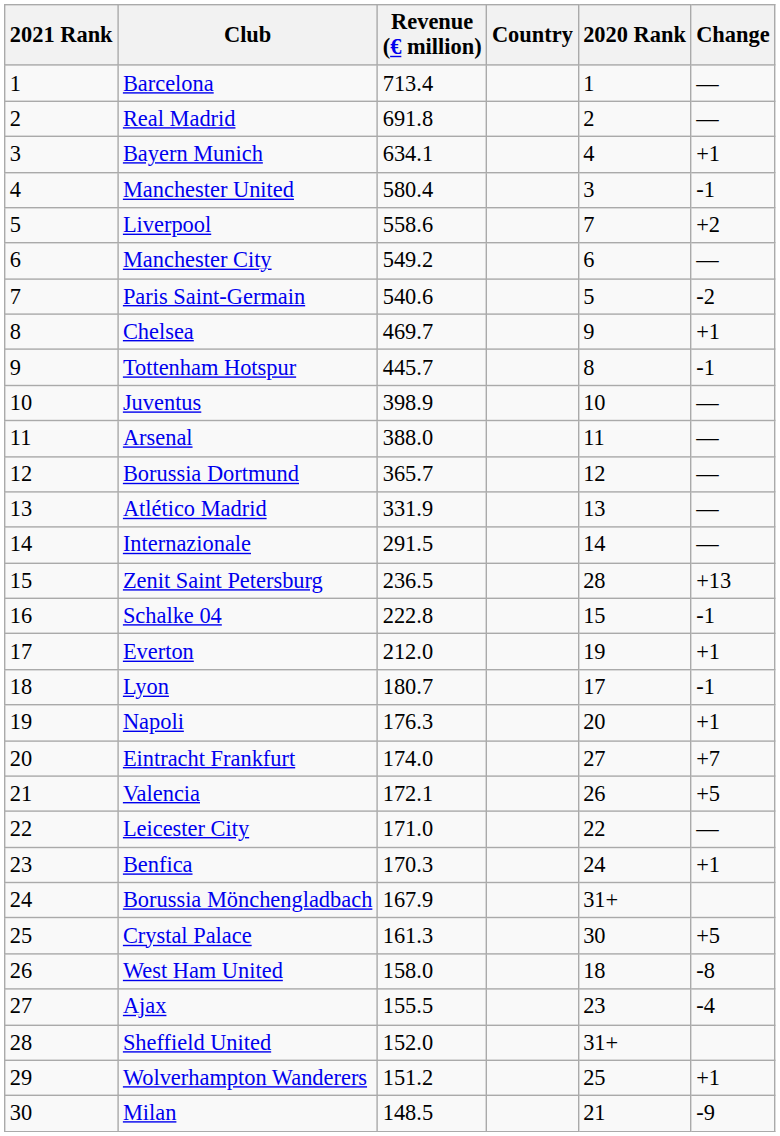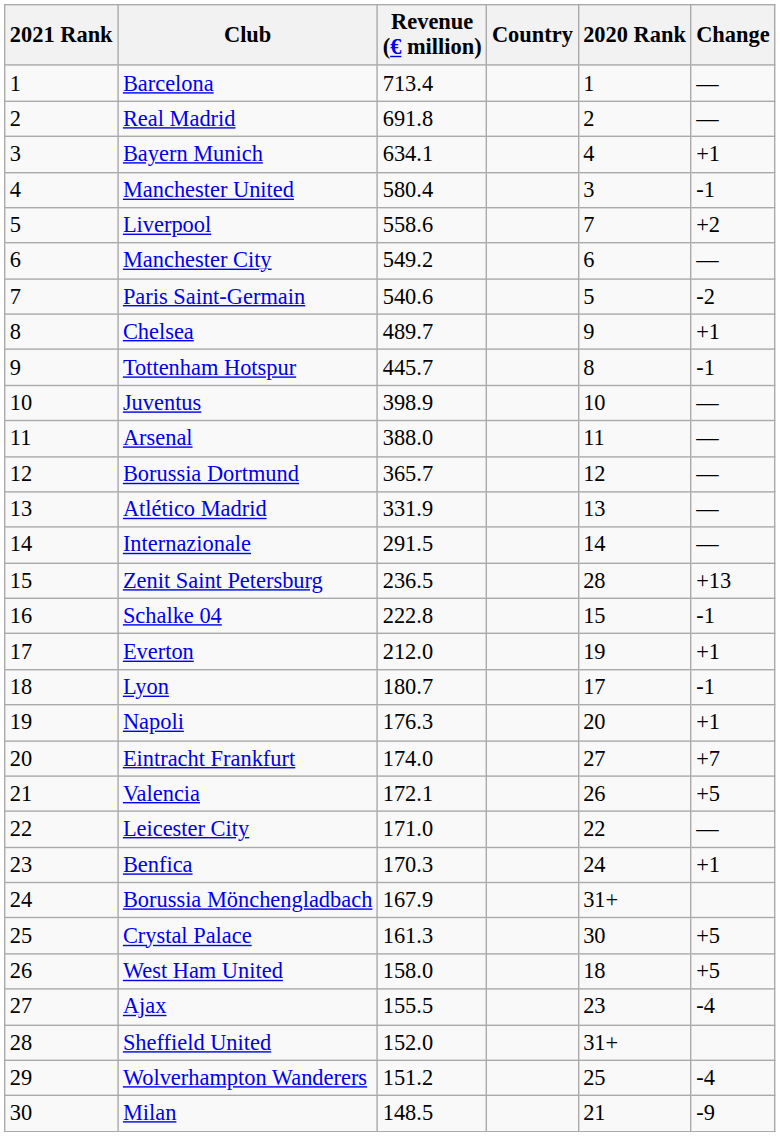(408, 331) 469.7 -> (408, 331) 489.7
(706, 971) -8 -> (708, 971) +5
(708, 1077) +1 -> (706, 1077) -4
